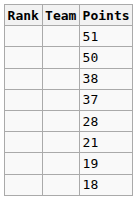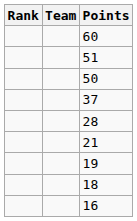+ row: (90, 36)
- row: (90, 79)
+ row: (90, 206)
